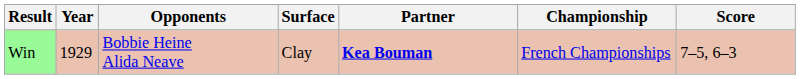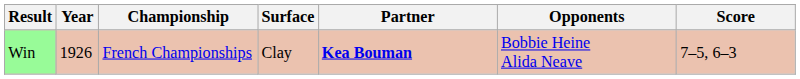columns swapped: (597, 17) <-> (188, 17)
(76, 52) 1929 -> (76, 52) 1926
